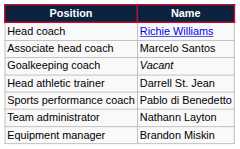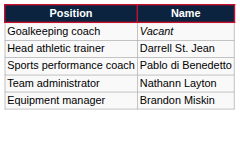- row: (36, 31)
- row: (60, 48)
